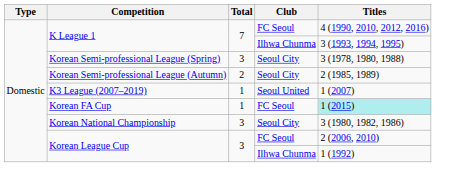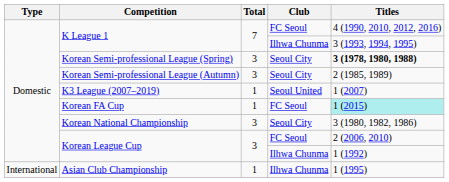(362, 59) normal -> (375, 59) bold
(242, 75) 2 -> (254, 75) 3
+ row: (114, 169)
